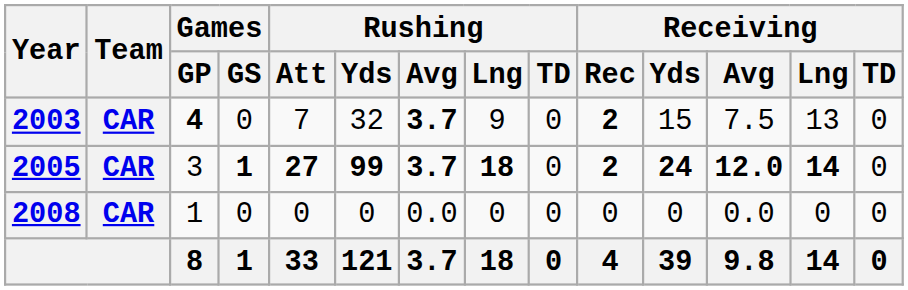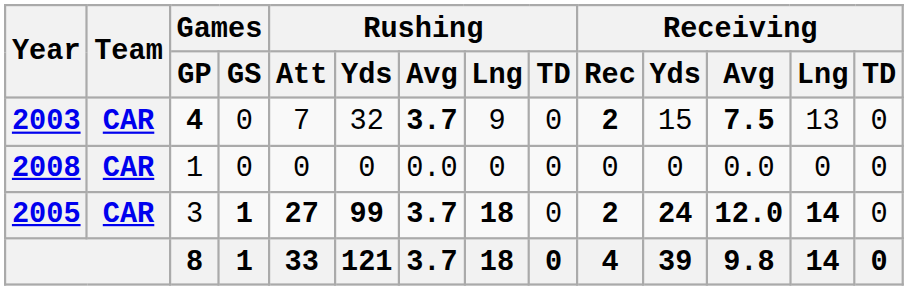(749, 122) normal -> (749, 122) bold
rows swapped: (46, 168) <-> (46, 215)
